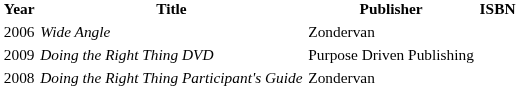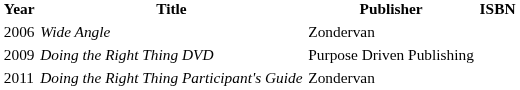(19, 78) 2008 -> (19, 78) 2011
